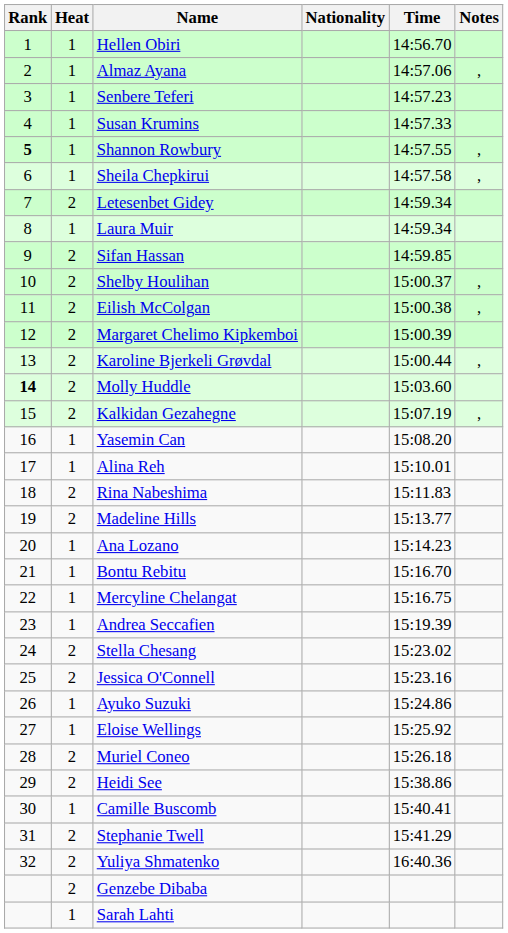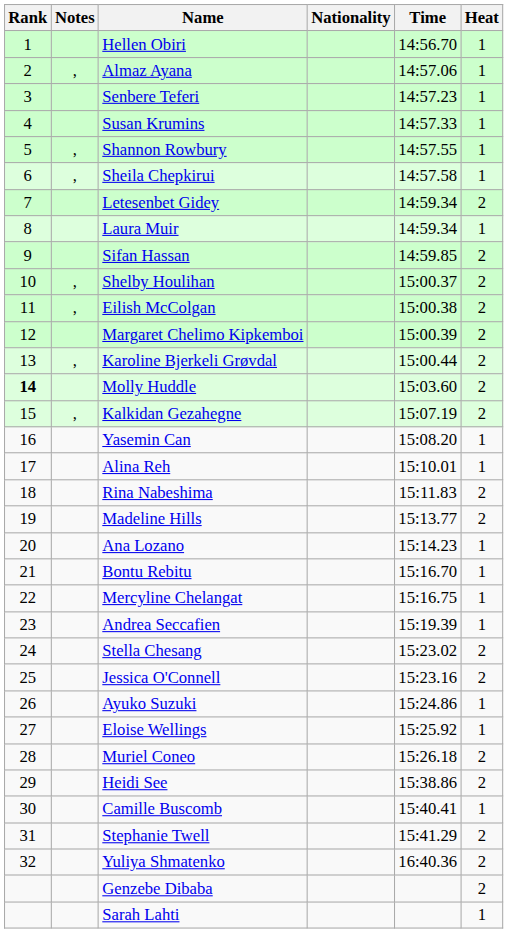columns swapped: (72, 17) <-> (479, 17)
(28, 149) bold -> (28, 149) normal
